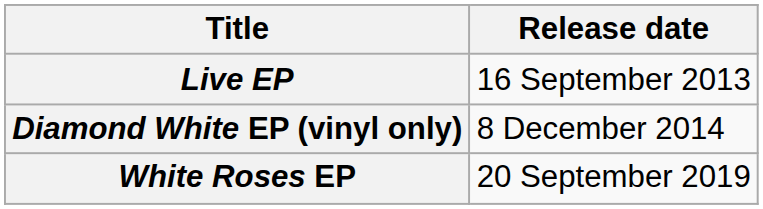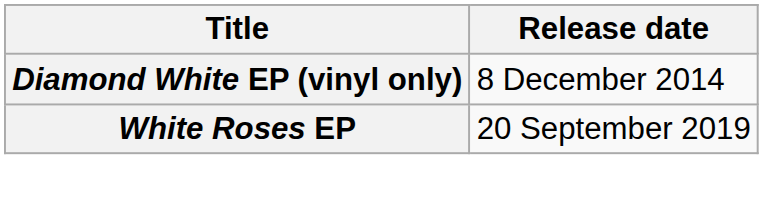- row: (237, 78)
